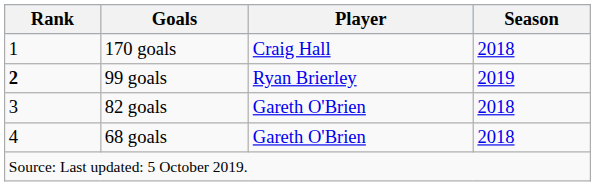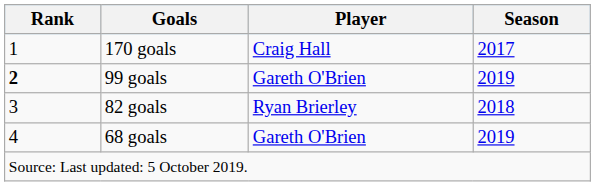(496, 48) 2018 -> (496, 48) 2017
(305, 78) Ryan Brierley -> (309, 78) Gareth O'Brien
(309, 107) Gareth O'Brien -> (305, 107) Ryan Brierley
(496, 136) 2018 -> (496, 136) 2019
